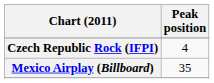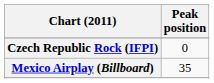(185, 48) 4 -> (185, 48) 0
